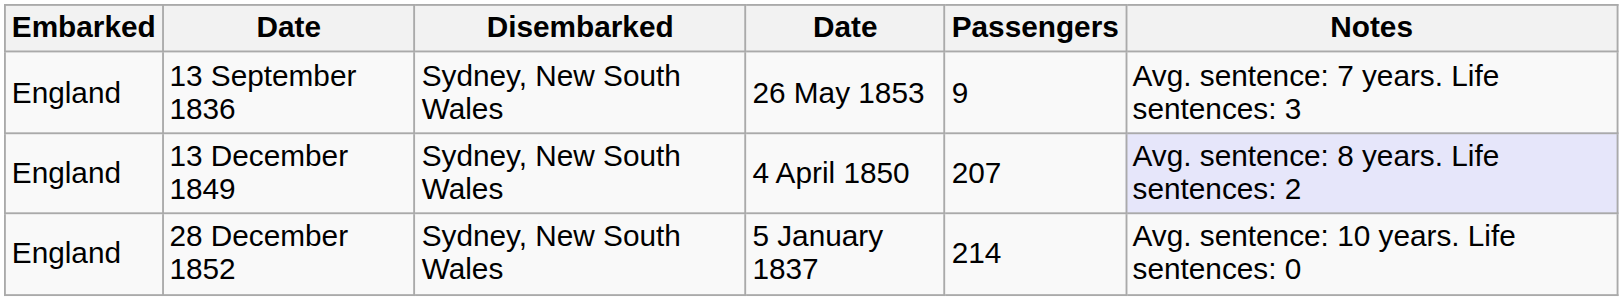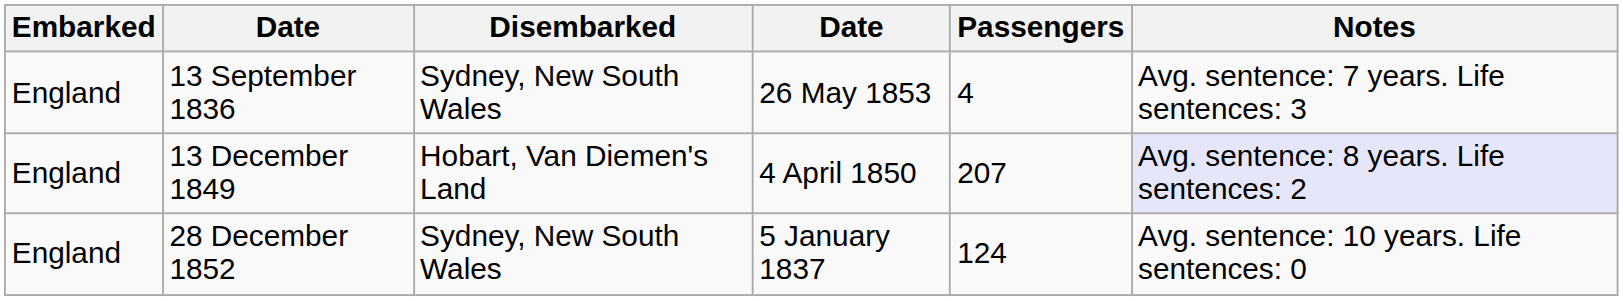(960, 92) 9 -> (966, 92) 4
(551, 172) Sydney, New South Wales -> (564, 172) Hobart, Van Diemen's Land
(977, 253) 214 -> (982, 253) 124
